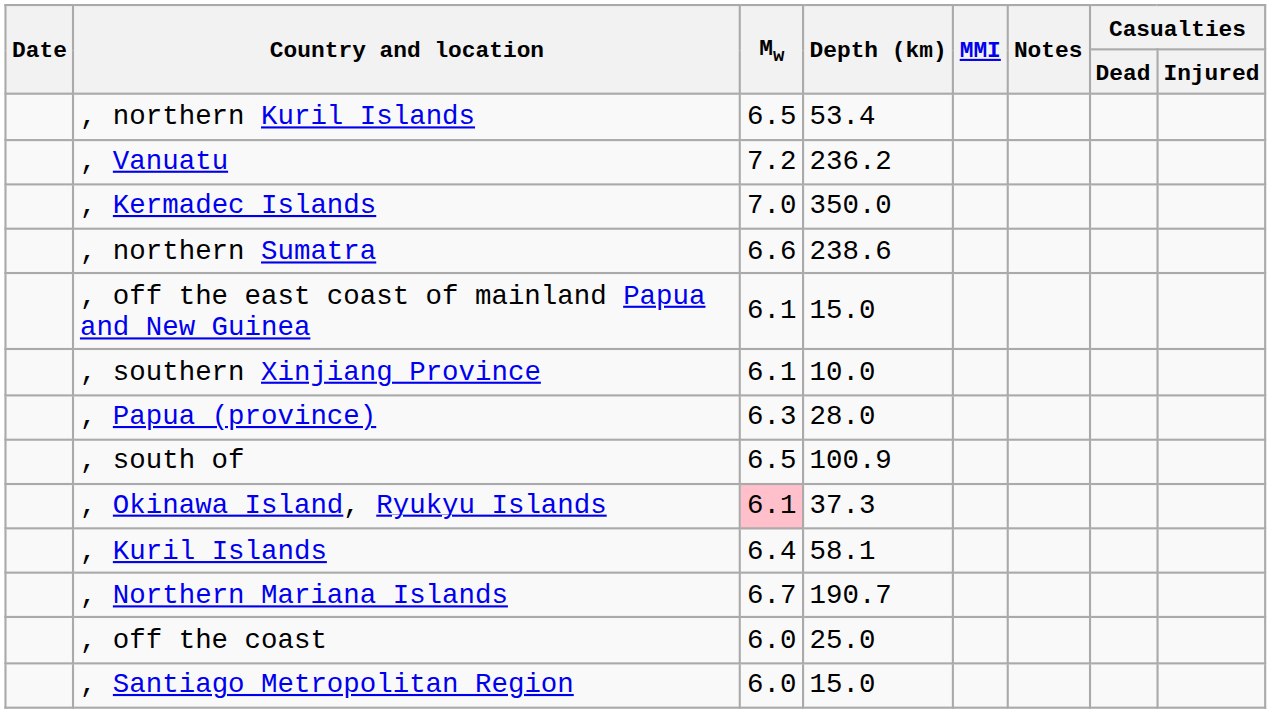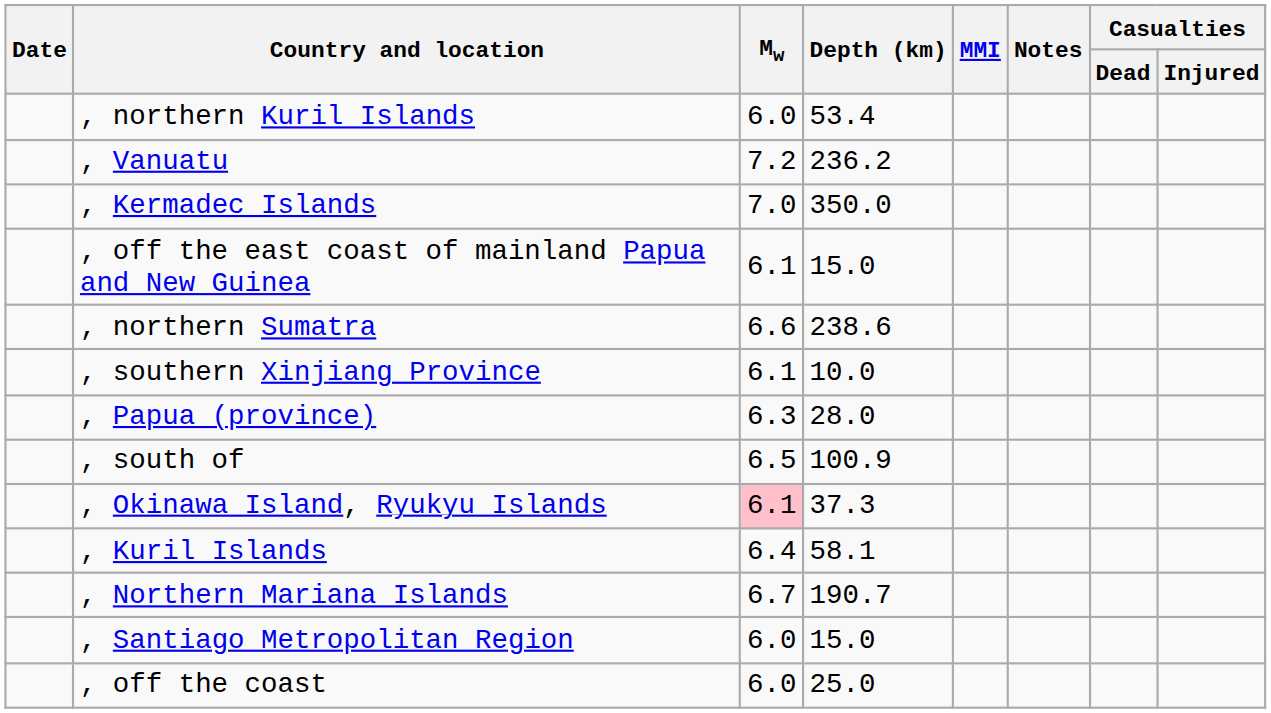(772, 117) 6.5 -> (772, 117) 6.0
rows swapped: (393, 311) <-> (228, 251)
rows swapped: (203, 640) <-> (327, 685)
